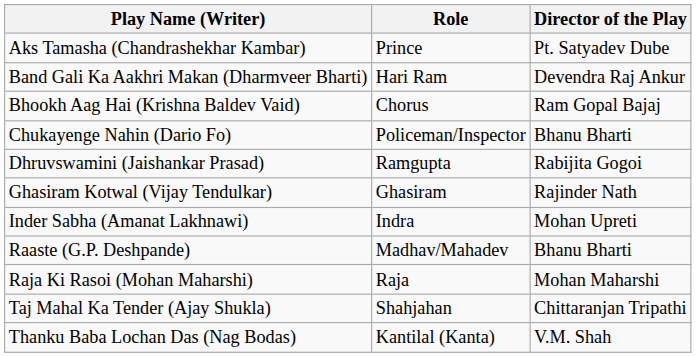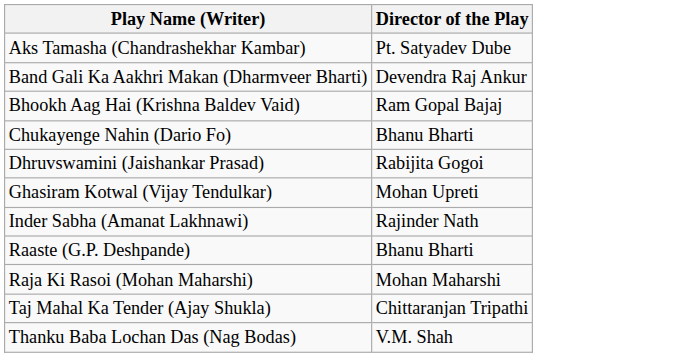- column: (451, 18)
(586, 192) Rajinder Nath -> (427, 192) Mohan Upreti
(586, 221) Mohan Upreti -> (427, 221) Rajinder Nath
